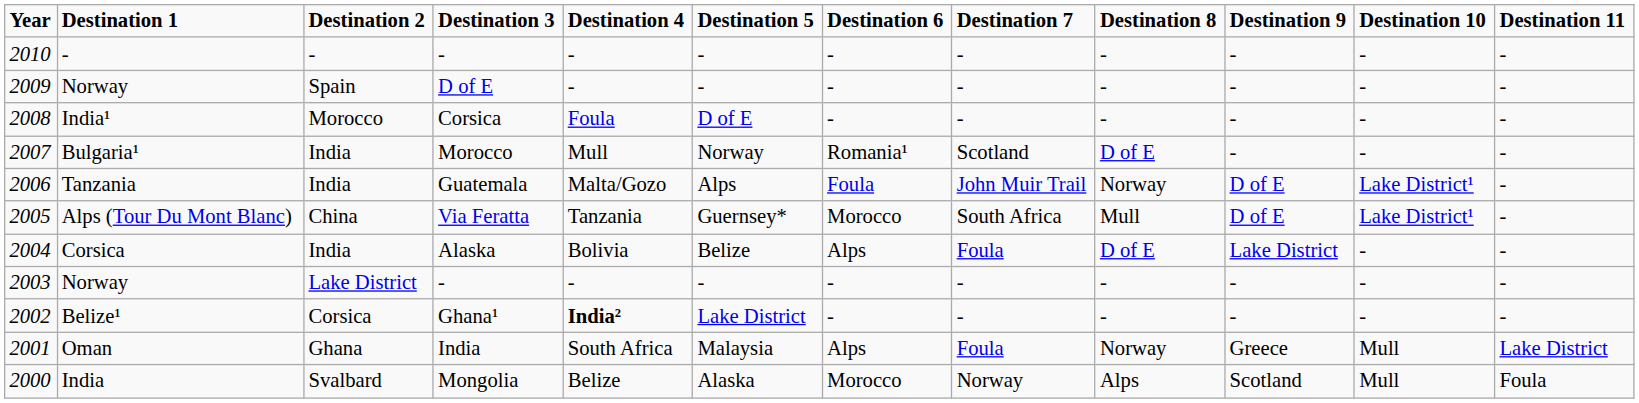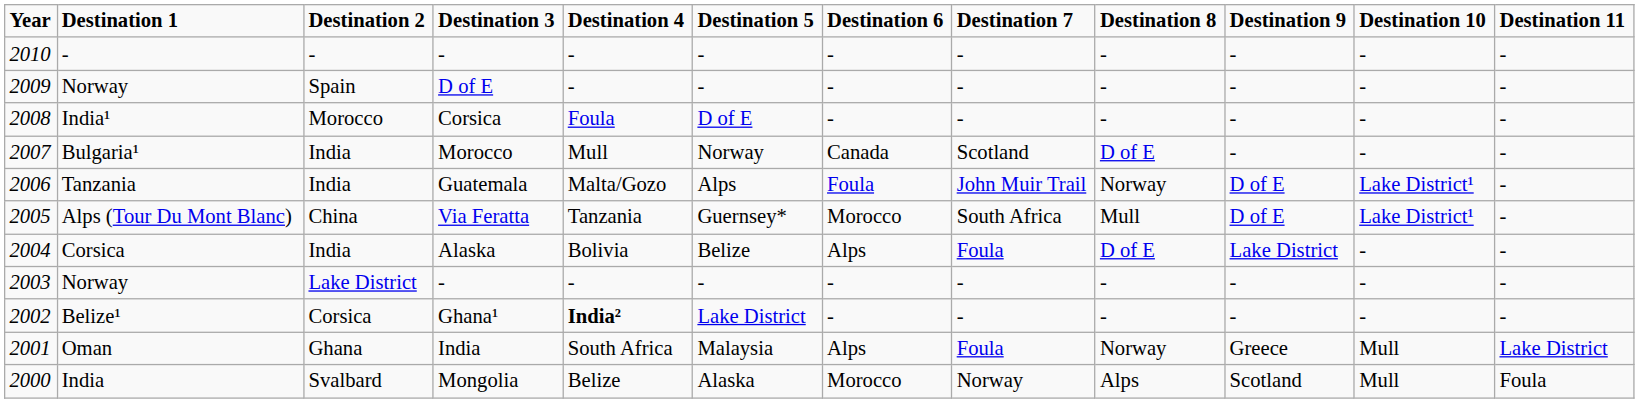(867, 151) Romania¹ -> (858, 151) Canada
